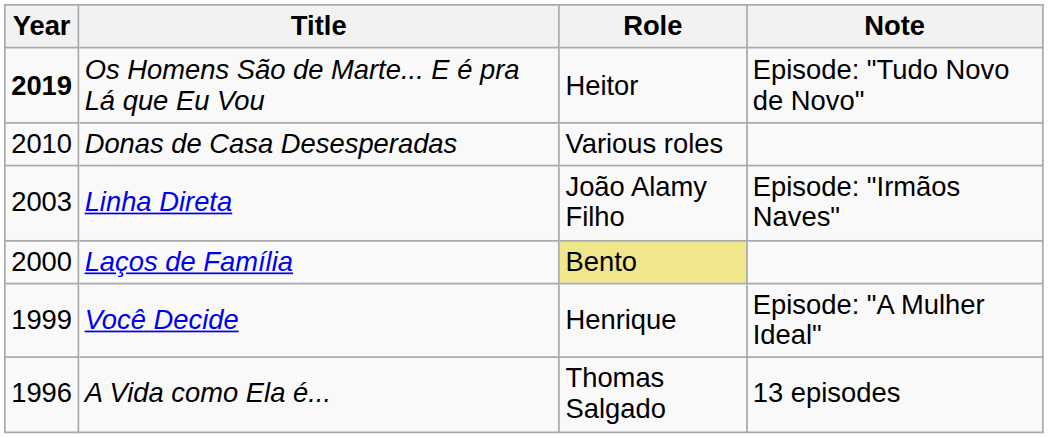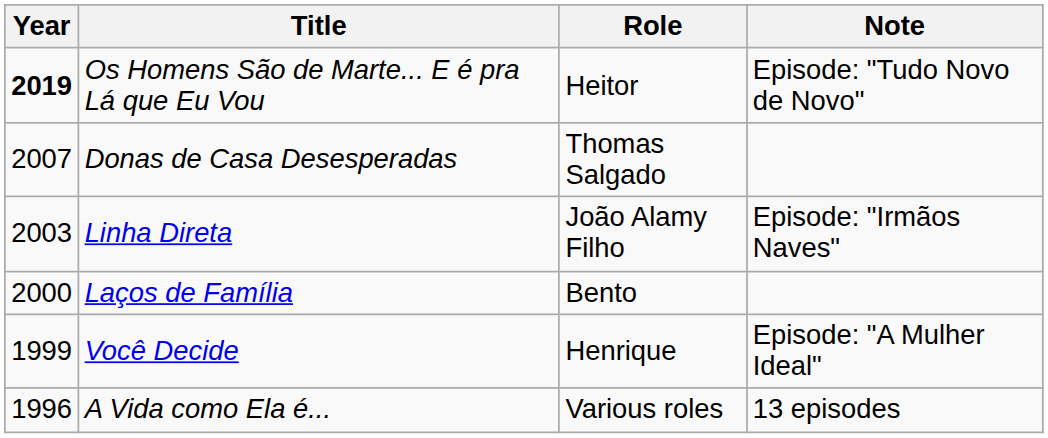(42, 143) 2010 -> (42, 159) 2007
(644, 143) Various roles -> (616, 159) Thomas Salgado
(601, 261) khaki background -> (601, 292) no background
(616, 394) Thomas Salgado -> (644, 409) Various roles
